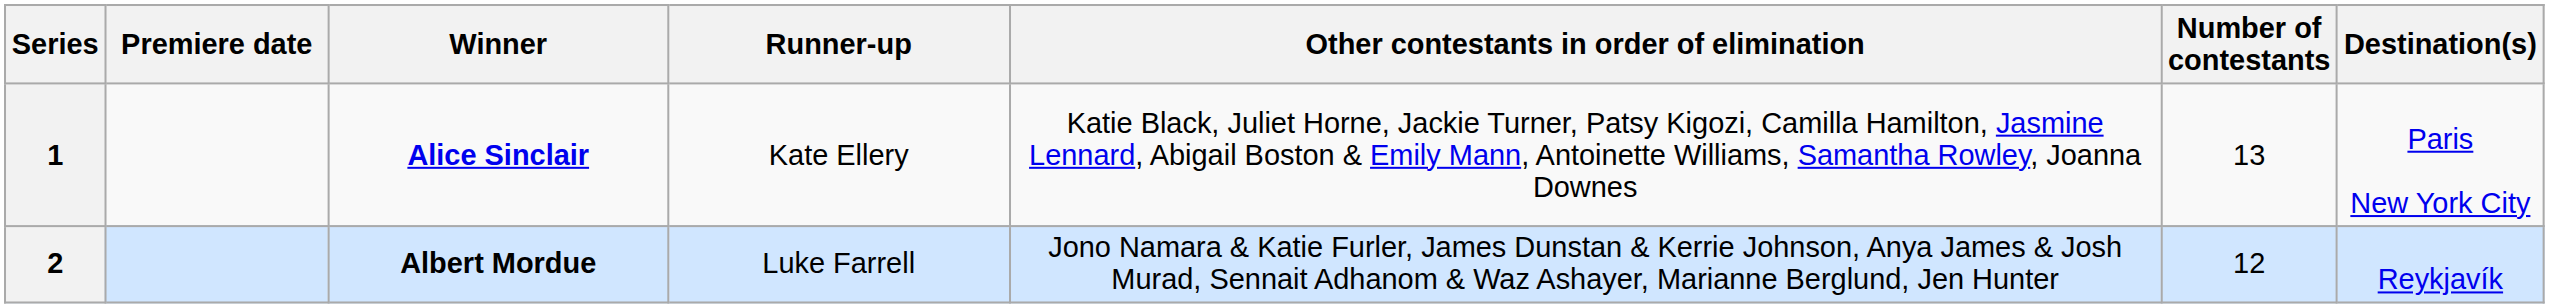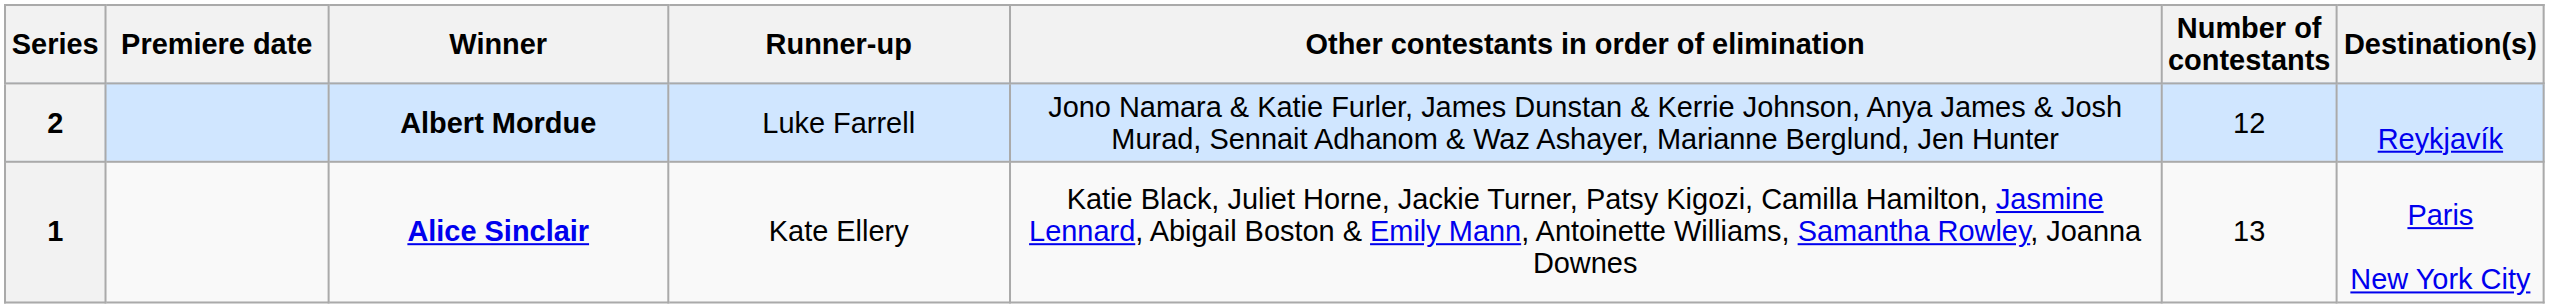rows swapped: (55, 154) <-> (55, 264)
